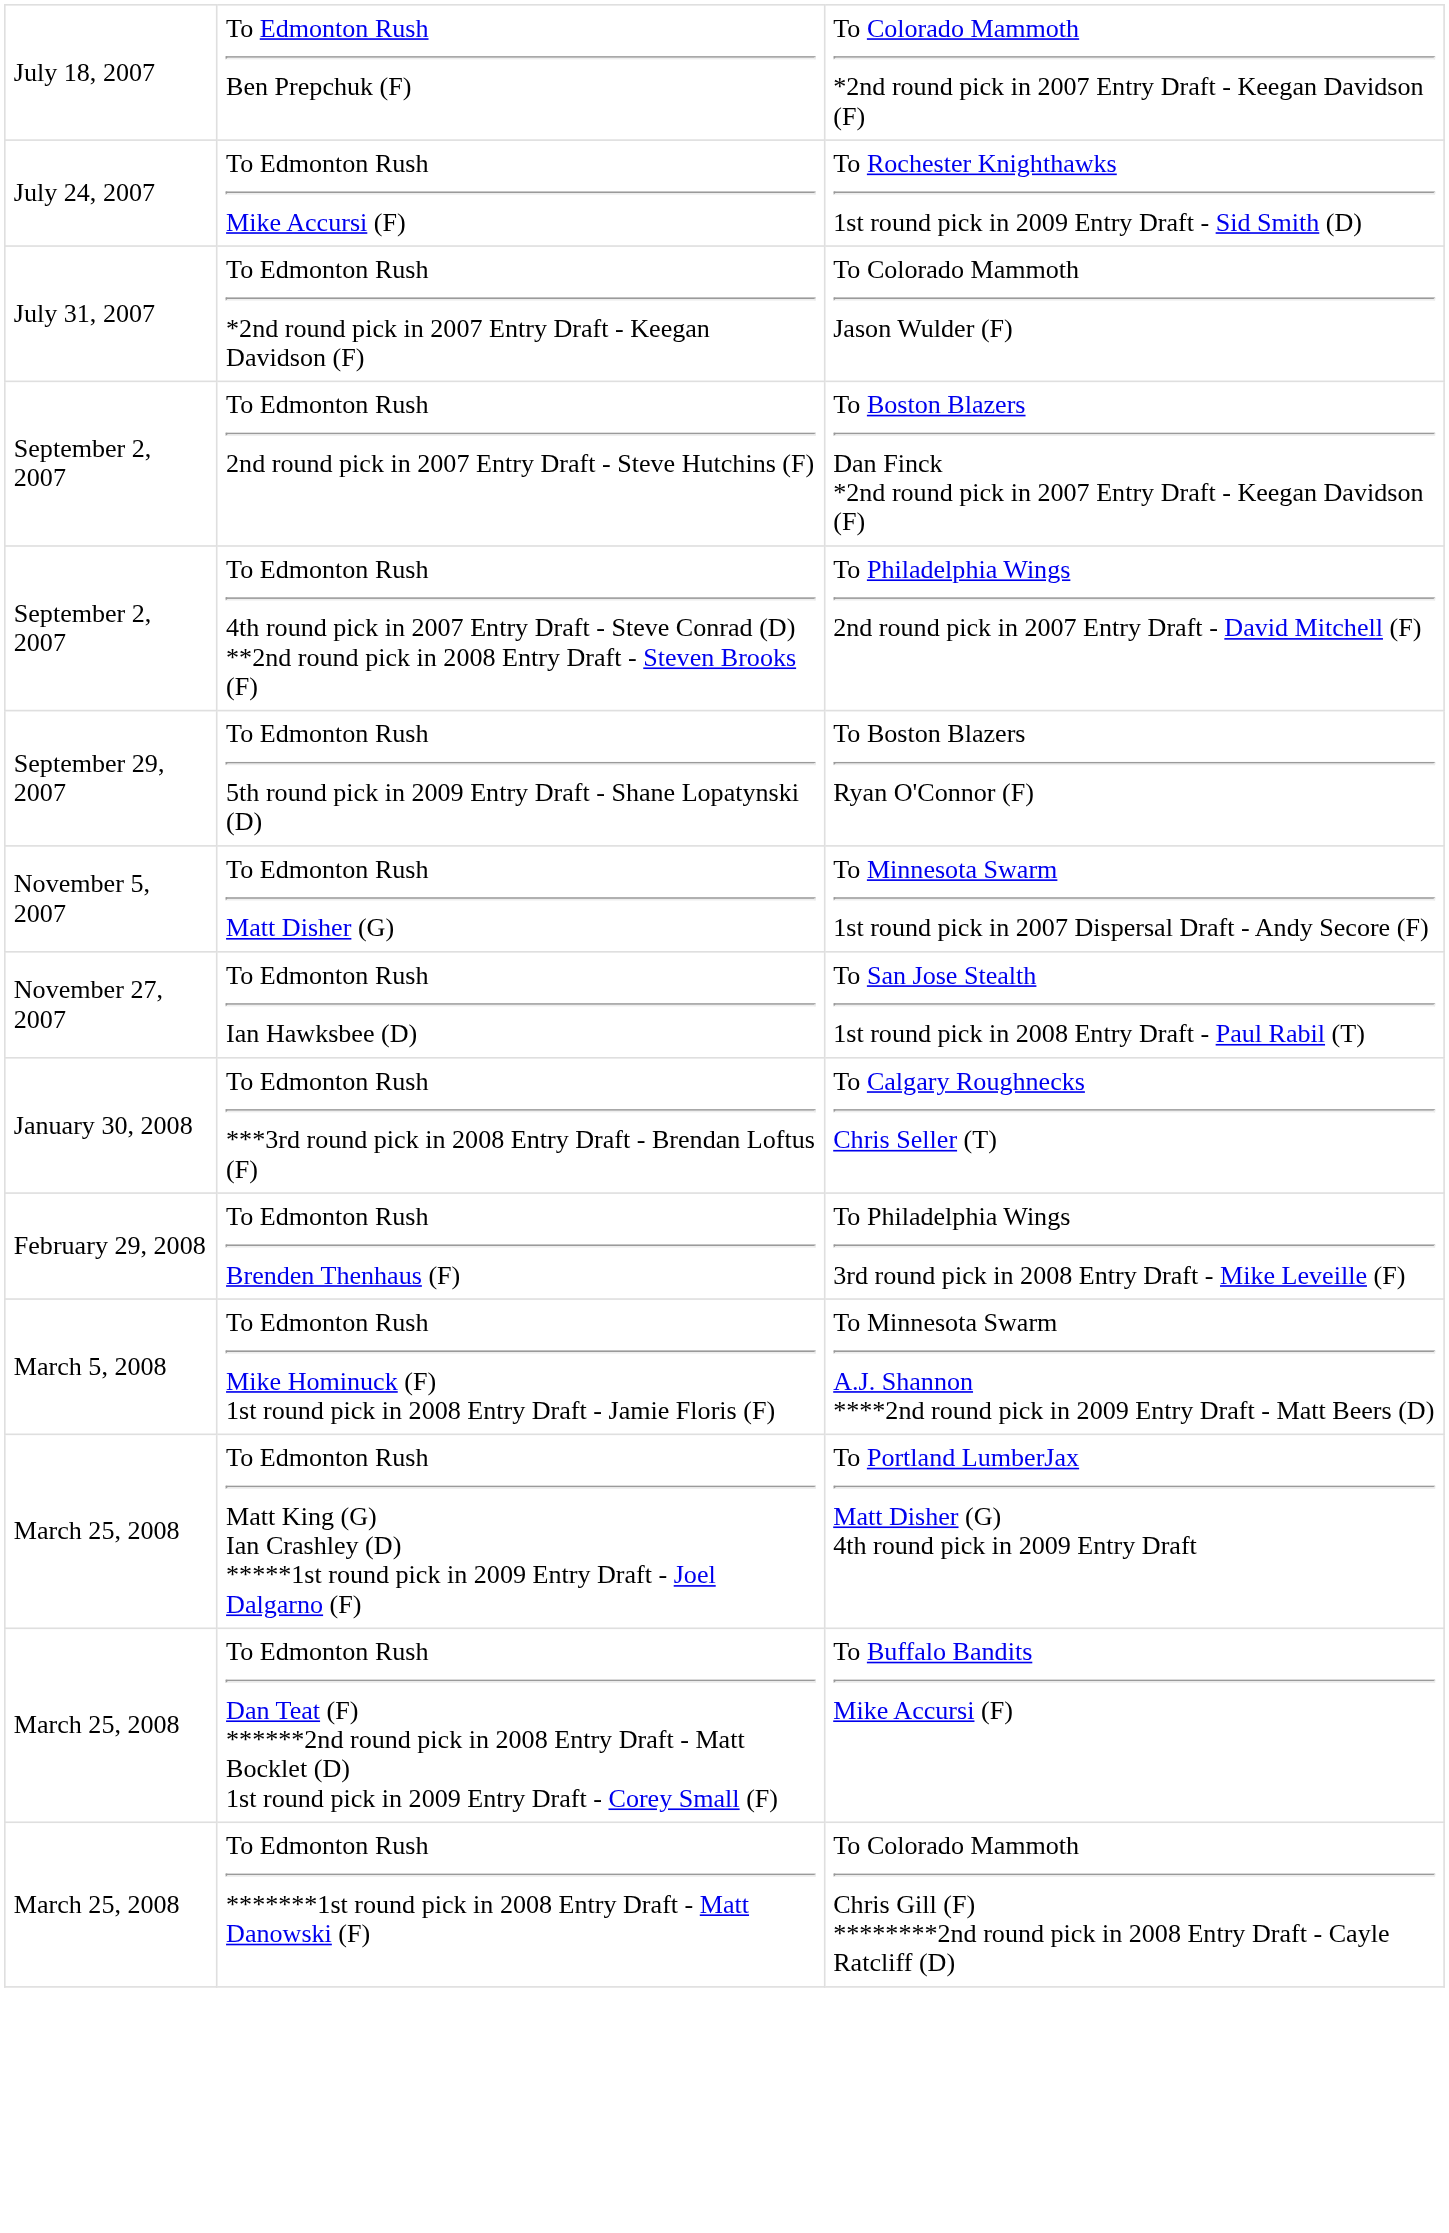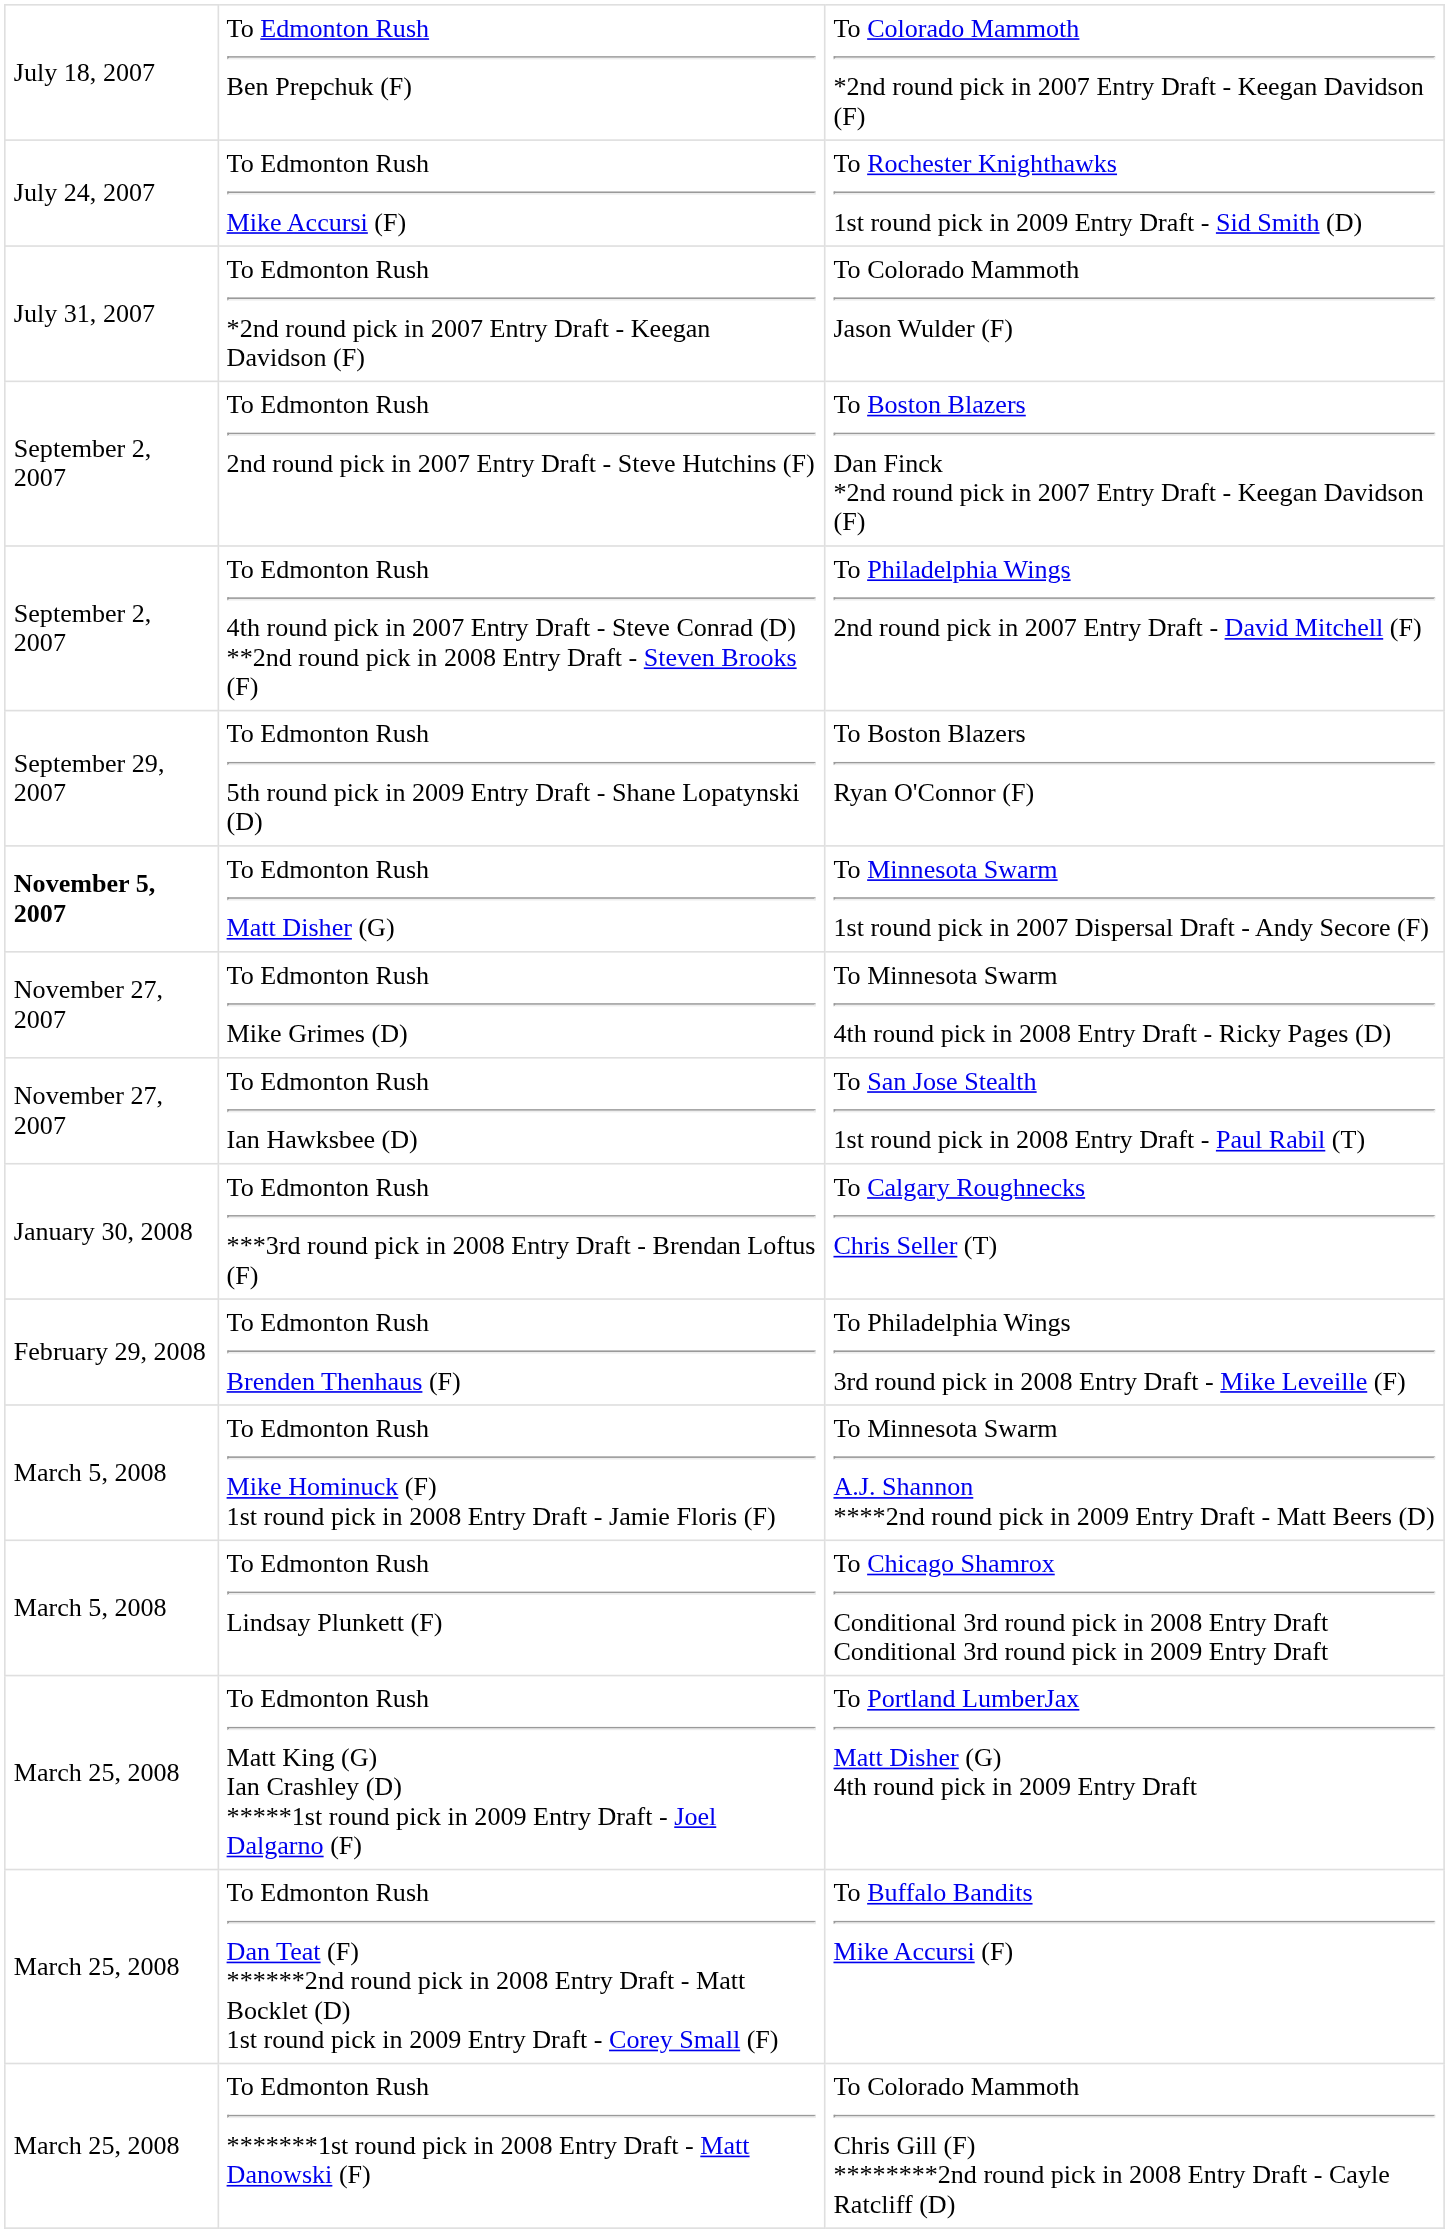(82, 898) normal -> (85, 898) bold
+ row: (521, 1004)
+ row: (521, 1592)
